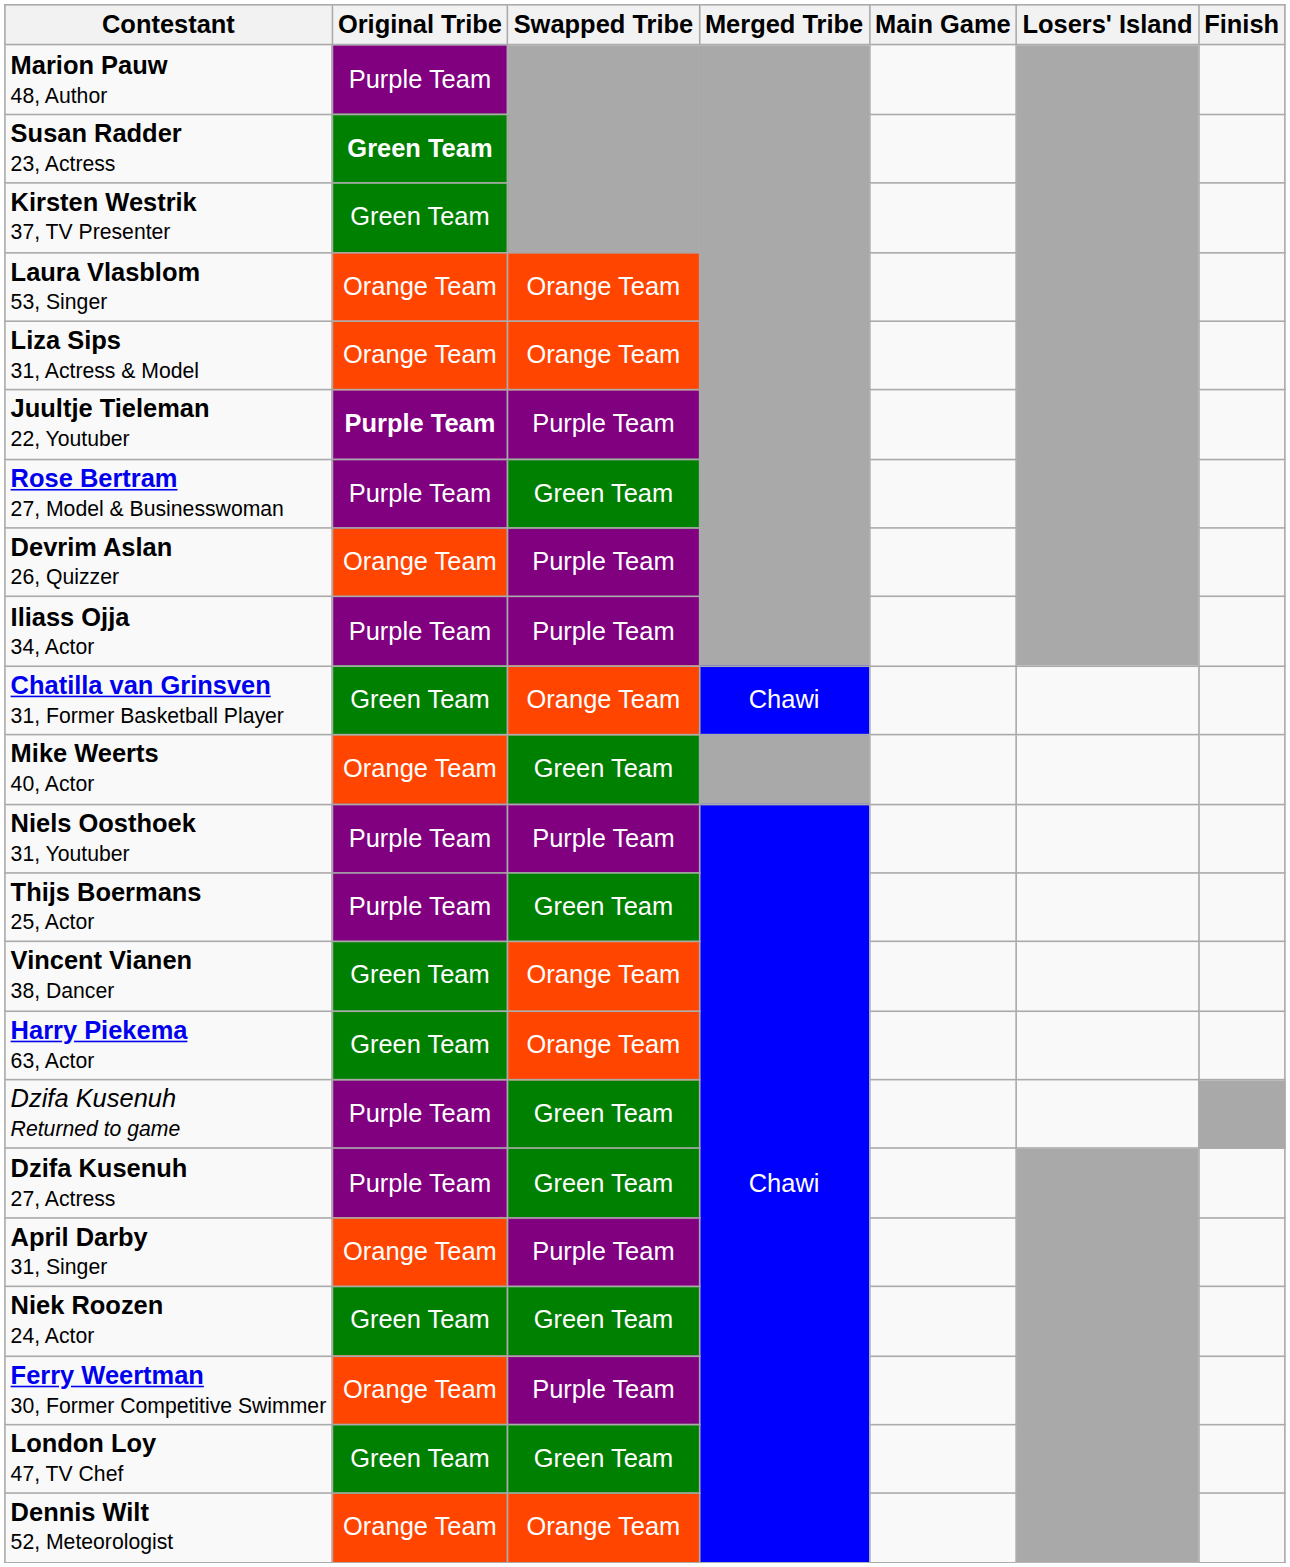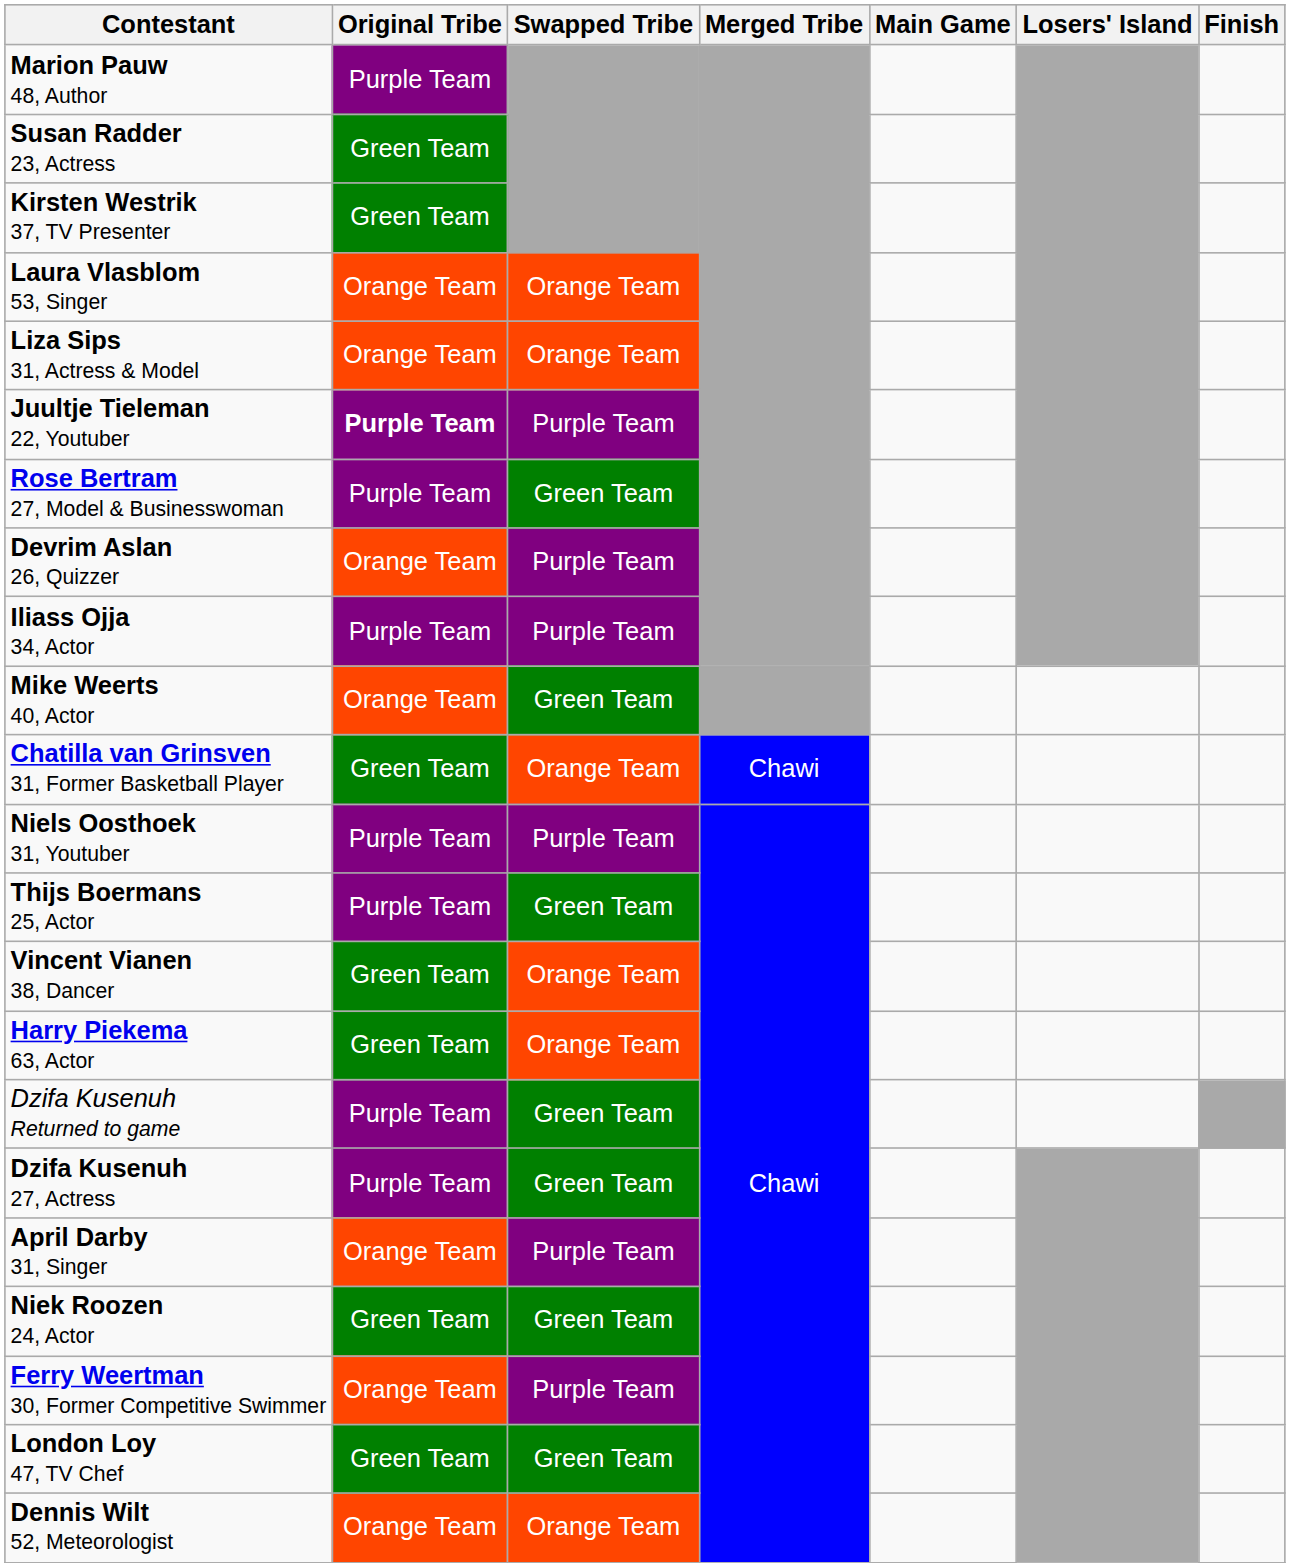(420, 148) bold -> (420, 148) normal
rows swapped: (147, 700) <-> (85, 768)
